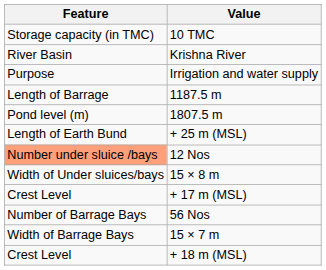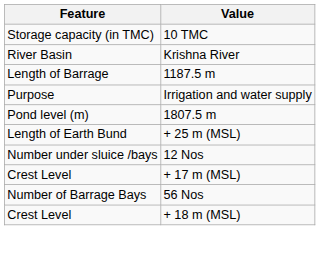rows swapped: (244, 74) <-> (196, 94)
(82, 154) lightsalmon background -> (82, 154) no background
- row: (195, 174)
- row: (195, 235)
